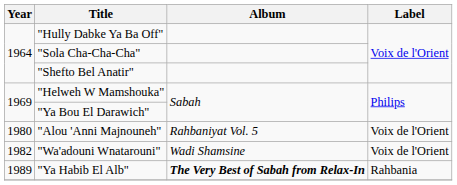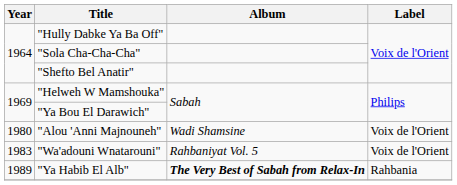(214, 131) Rahbaniyat Vol. 5 -> (207, 131) Wadi Shamsine
(20, 151) 1982 -> (20, 151) 1983
(207, 151) Wadi Shamsine -> (214, 151) Rahbaniyat Vol. 5
